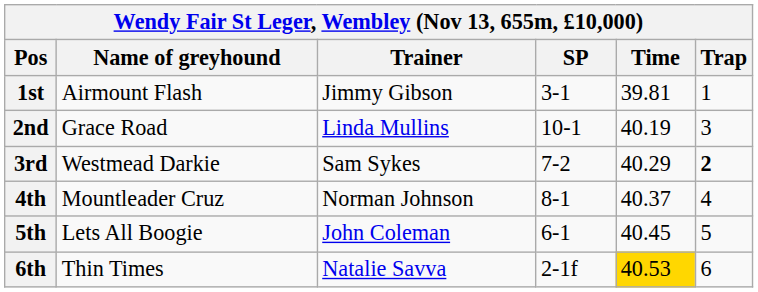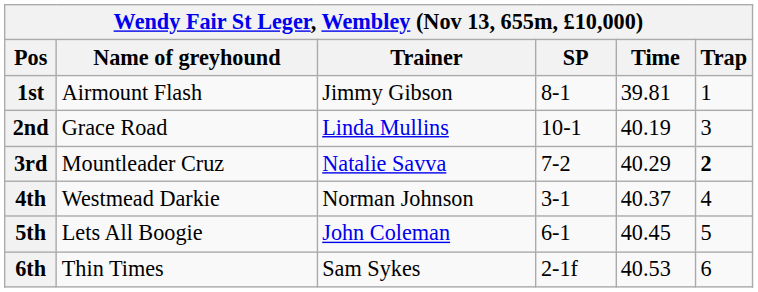(556, 92) 3-1 -> (556, 92) 8-1
(141, 163) Westmead Darkie -> (143, 163) Mountleader Cruz
(371, 163) Sam Sykes -> (384, 163) Natalie Savva
(143, 198) Mountleader Cruz -> (141, 198) Westmead Darkie
(556, 198) 8-1 -> (556, 198) 3-1
(384, 269) Natalie Savva -> (371, 269) Sam Sykes
(646, 269) gold background -> (646, 269) no background
